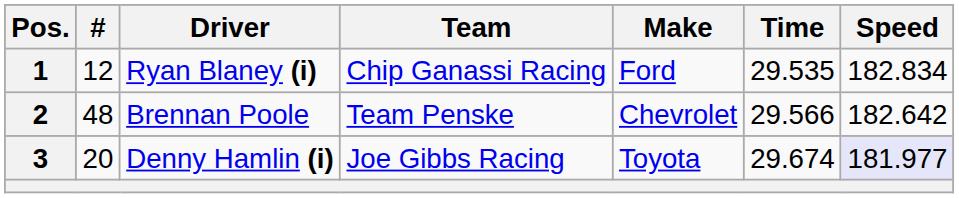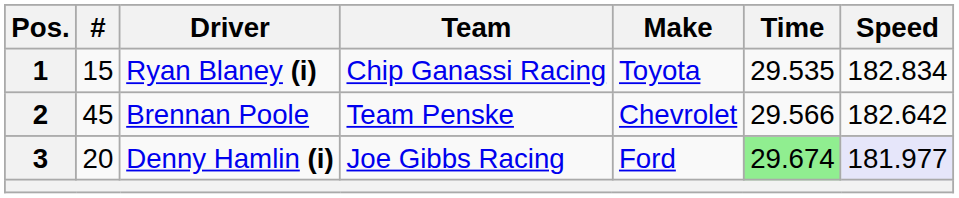(98, 71) 12 -> (98, 71) 15
(647, 71) Ford -> (660, 71) Toyota
(98, 115) 48 -> (98, 115) 45
(660, 158) Toyota -> (647, 158) Ford
(792, 158) no background -> (792, 158) lightgreen background
